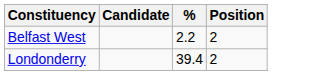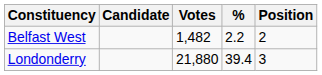+ column: (197, 15)
(213, 59) 2 -> (262, 59) 3
